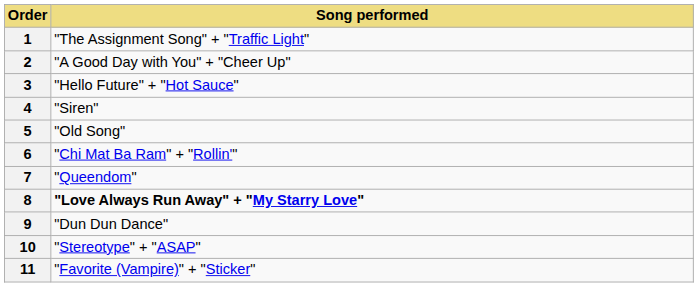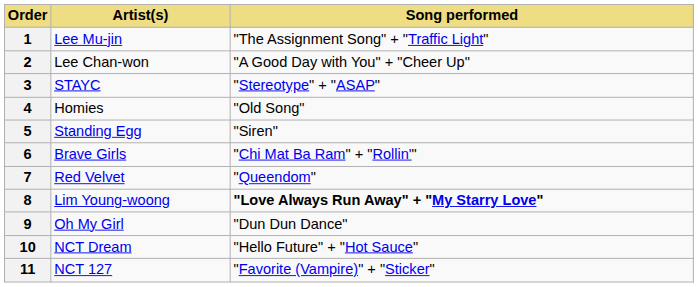+ column: (140, 16)
(146, 85) "Hello Future" + "Hot Sauce" -> (307, 85) "Stereotype" + "ASAP"
(76, 108) "Siren" -> (269, 108) "Old Song"
(90, 131) "Old Song" -> (256, 131) "Siren"
(127, 246) "Stereotype" + "ASAP" -> (326, 246) "Hello Future" + "Hot Sauce"
